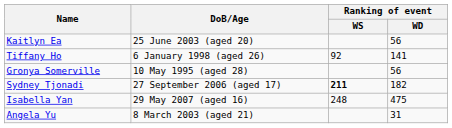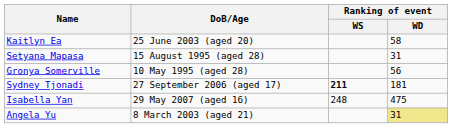(396, 42) 56 -> (396, 42) 58
- row: (34, 56)
+ row: (45, 56)
(398, 86) 182 -> (398, 86) 181
(396, 115) no background -> (396, 115) khaki background
